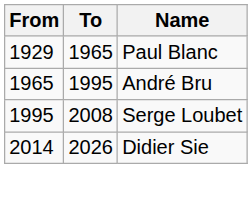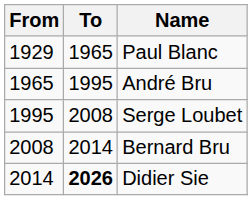+ row: (176, 147)
(91, 147) normal -> (91, 178) bold
